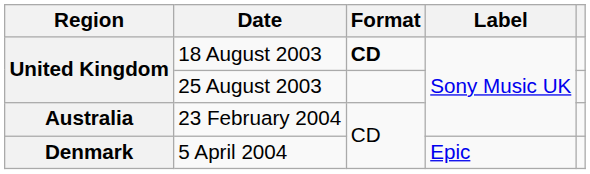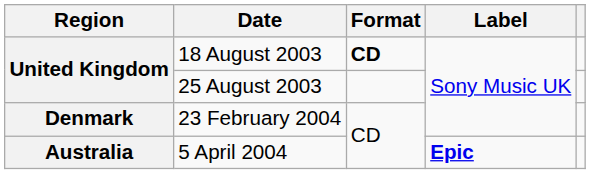(89, 119) Australia -> (89, 119) Denmark
(89, 151) Denmark -> (89, 151) Australia
(450, 151) normal -> (452, 151) bold
